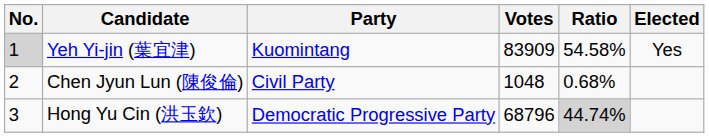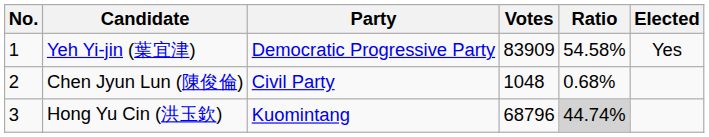(14, 49) lightgrey background -> (14, 49) no background
(301, 49) Kuomintang -> (373, 49) Democratic Progressive Party
(373, 115) Democratic Progressive Party -> (301, 115) Kuomintang
